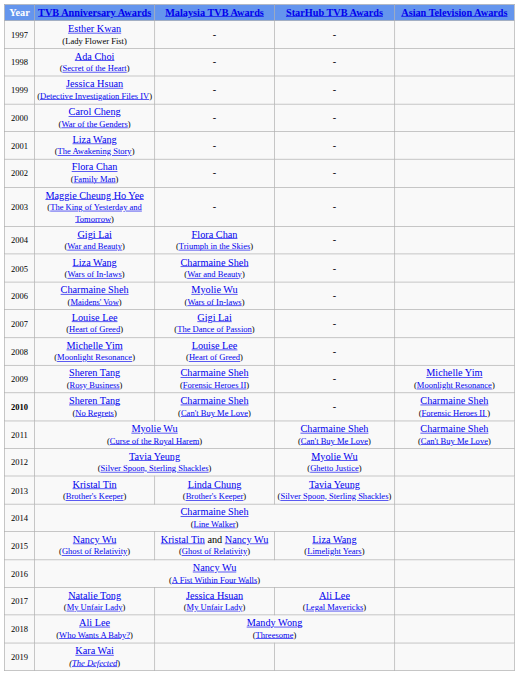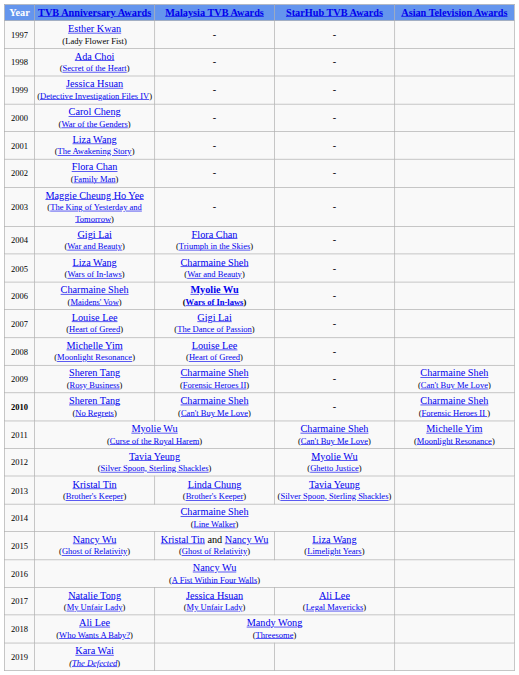(215, 295) normal -> (215, 295) bold
(454, 379) Michelle Yim (Moonlight Resonance) -> (454, 379) Charmaine Sheh (Can't Buy Me Love)
(454, 434) Charmaine Sheh (Can't Buy Me Love) -> (454, 434) Michelle Yim (Moonlight Resonance)
